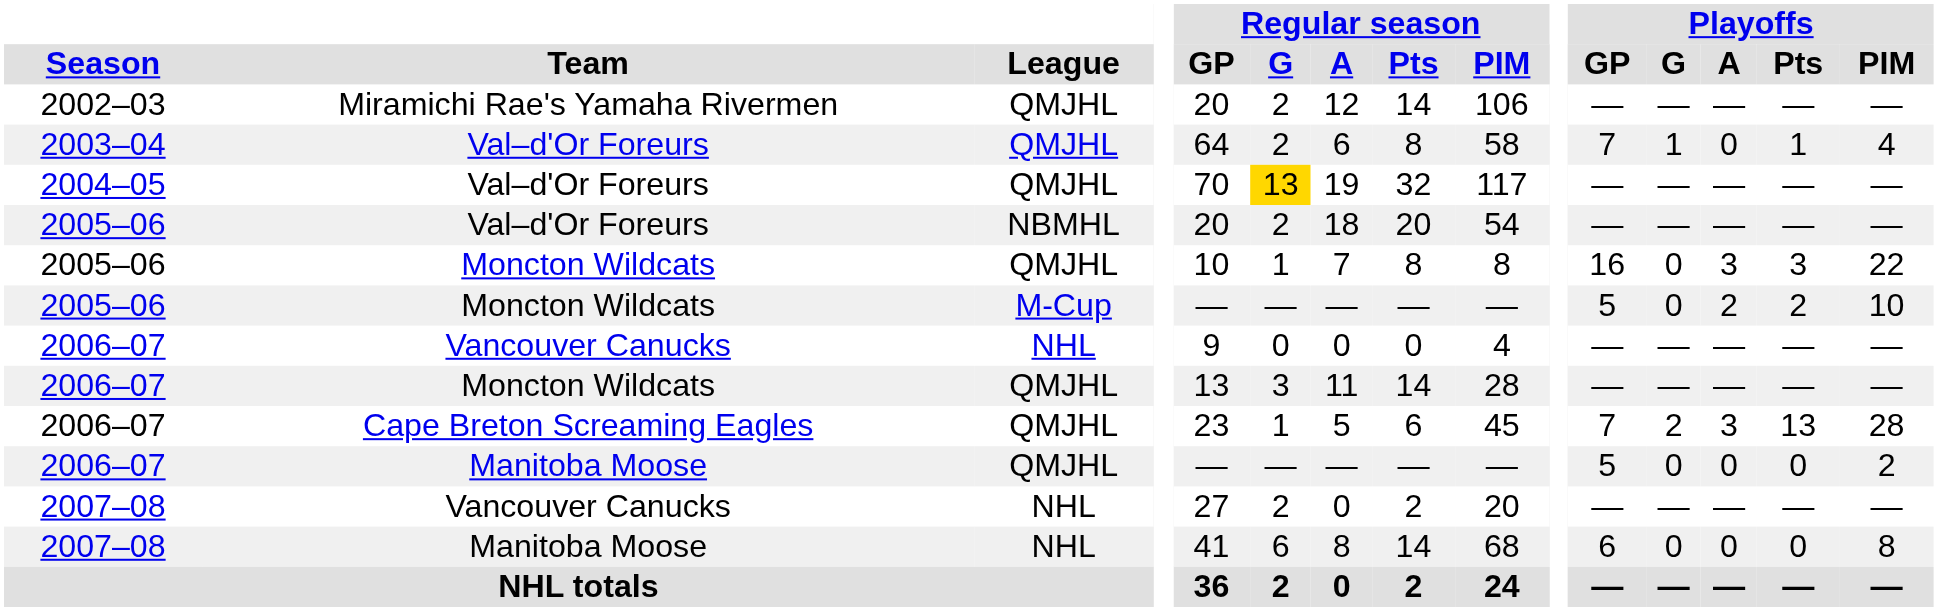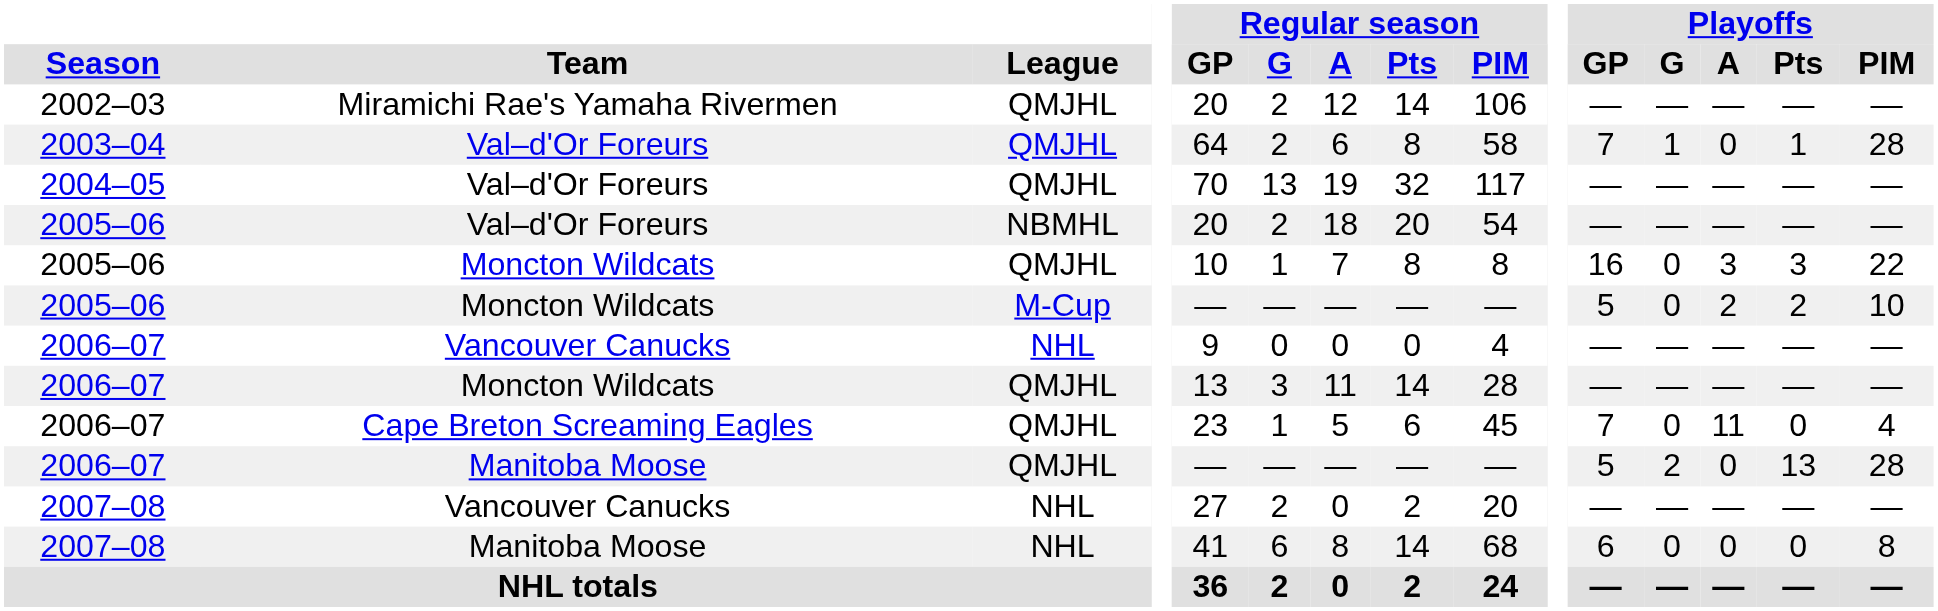(1887, 144) 4 -> (1887, 144) 28
(1281, 184) gold background -> (1279, 184) no background
(1674, 425) 2 -> (1672, 425) 0
(1729, 425) 3 -> (1728, 425) 11
(1798, 425) 13 -> (1798, 425) 0
(1887, 425) 28 -> (1887, 425) 4
(1674, 465) 0 -> (1672, 465) 2
(1798, 465) 0 -> (1798, 465) 13
(1887, 465) 2 -> (1887, 465) 28
